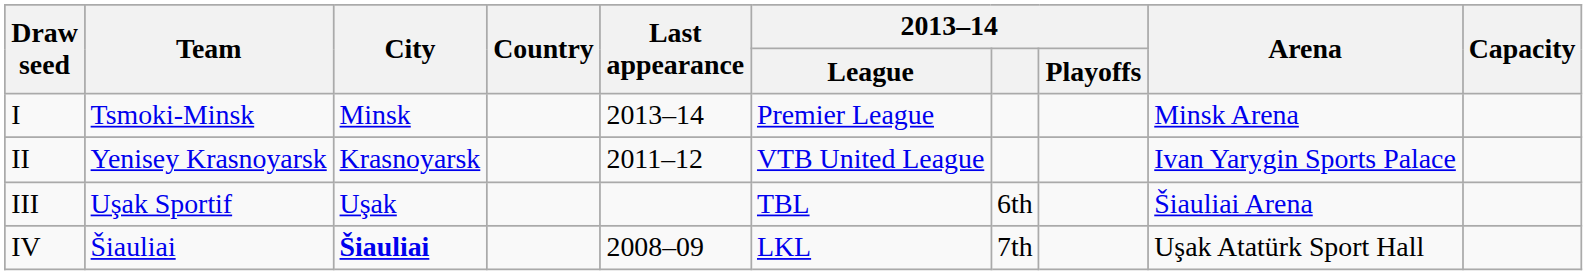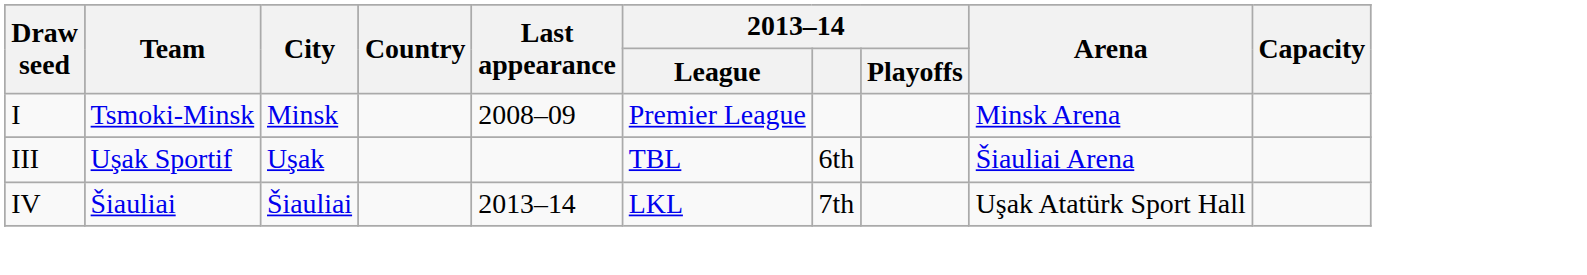(675, 115) 2013–14 -> (547, 115) 2008–09
- row: (45, 159)
(384, 247) bold -> (310, 203) normal
(675, 248) 2008–09 -> (547, 204) 2013–14
